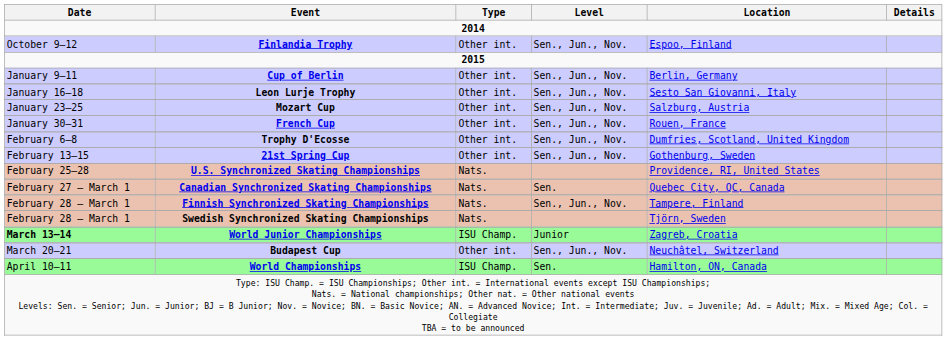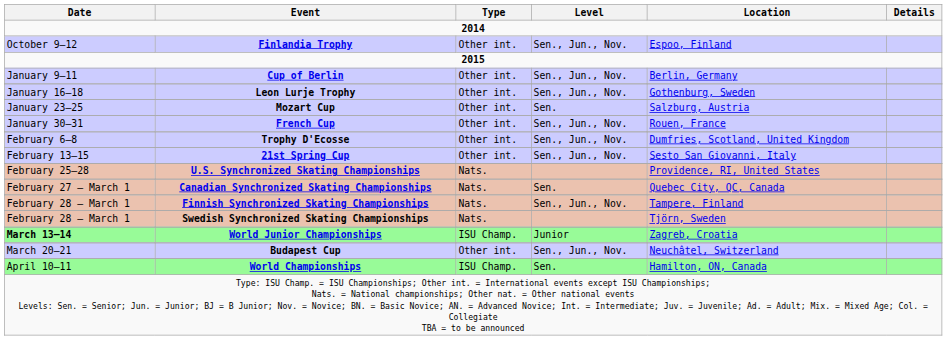(723, 92) Sesto San Giovanni, Italy -> (702, 92) Gothenburg, Sweden
(581, 108) Sen., Jun., Nov. -> (545, 108) Sen.
(702, 155) Gothenburg, Sweden -> (723, 155) Sesto San Giovanni, Italy
